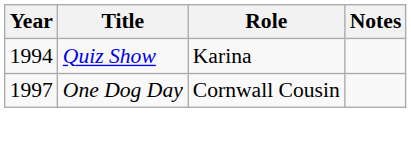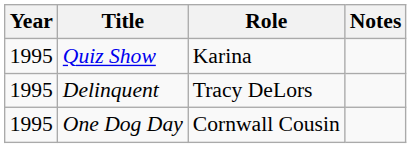(31, 55) 1994 -> (31, 55) 1995
+ row: (111, 90)
(31, 90) 1997 -> (31, 124) 1995
